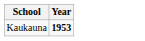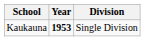+ column: (107, 12)
